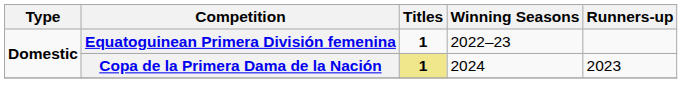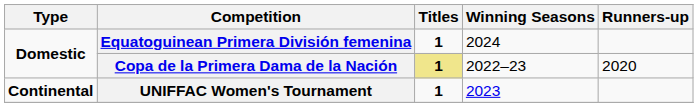(481, 42) 2022–23 -> (483, 42) 2024
(468, 66) 2024 -> (496, 66) 2022–23
(604, 66) 2023 -> (619, 66) 2020
+ row: (256, 91)
